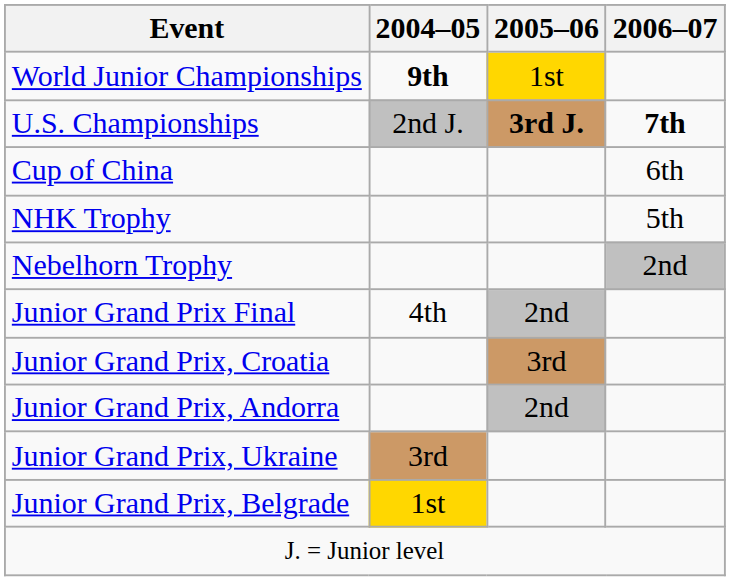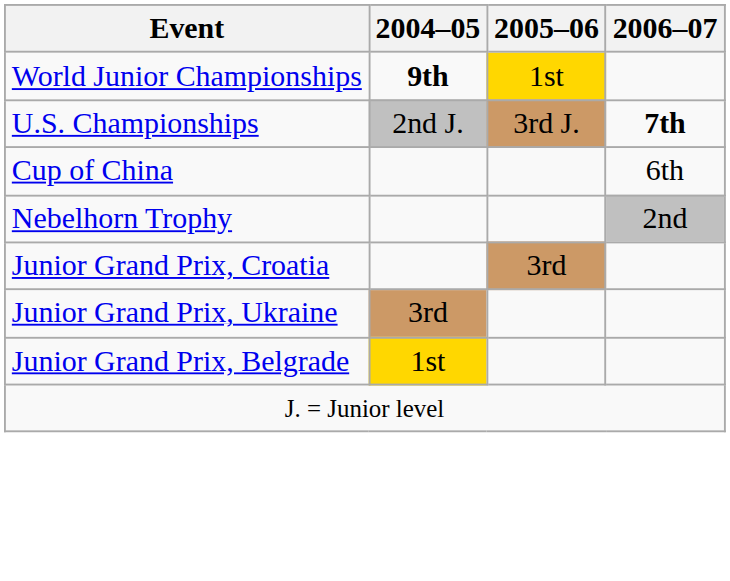(546, 123) bold -> (546, 123) normal
- row: (91, 218)
- row: (154, 312)
- row: (176, 407)
